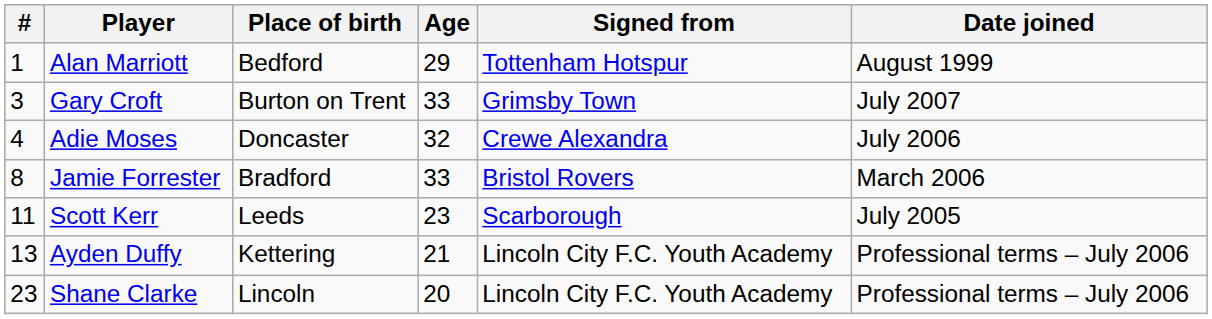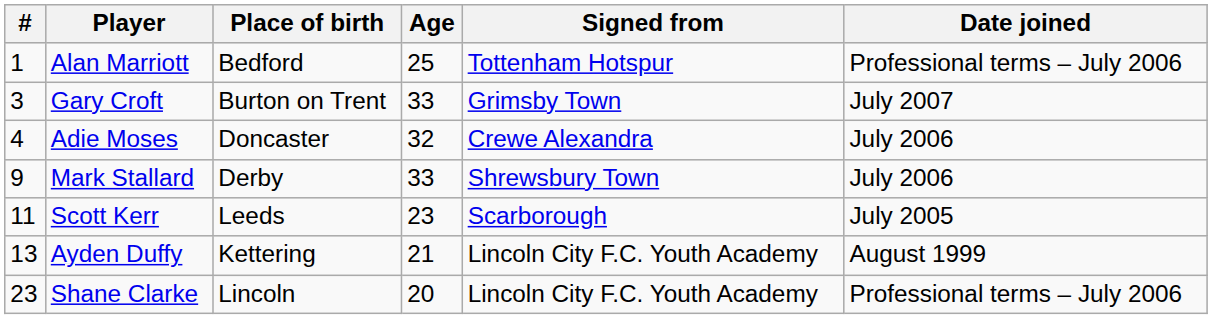(437, 62) 29 -> (421, 62) 25
(925, 62) August 1999 -> (1016, 62) Professional terms – July 2006
- row: (135, 178)
+ row: (122, 178)
(1023, 255) Professional terms – July 2006 -> (918, 255) August 1999
